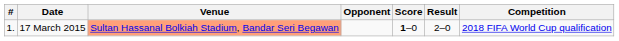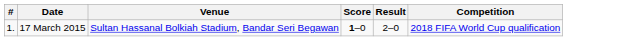- column: (367, 12)
(215, 28) lightsalmon background -> (215, 28) no background
